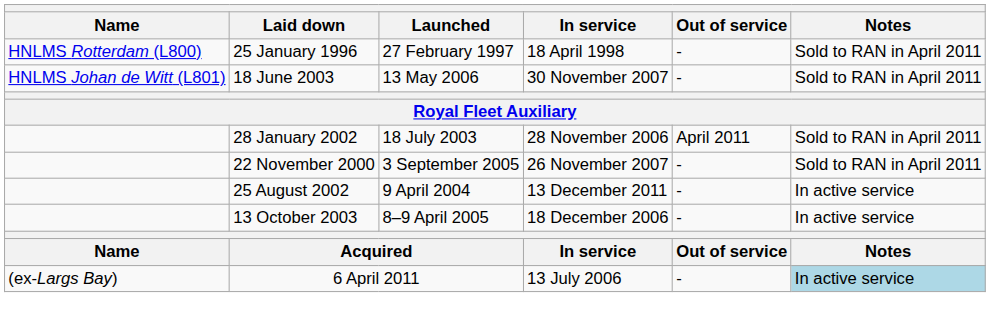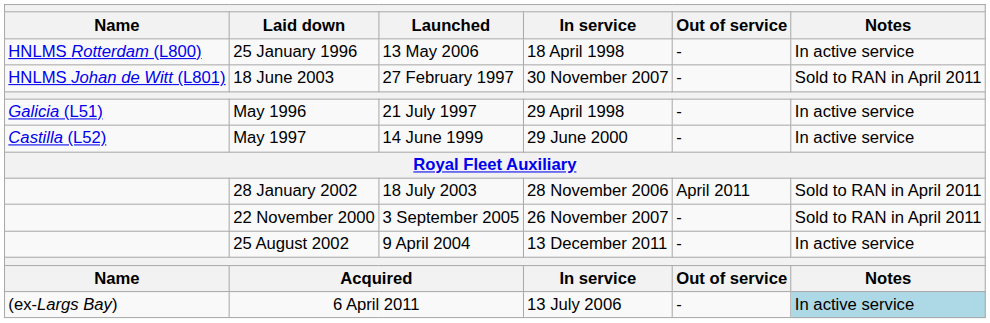(448, 51) 27 February 1997 -> (431, 51) 13 May 2006
(888, 51) Sold to RAN in April 2011 -> (855, 51) In active service
(431, 78) 13 May 2006 -> (448, 78) 27 February 1997
+ row: (270, 112)
+ row: (270, 138)
- row: (295, 217)
